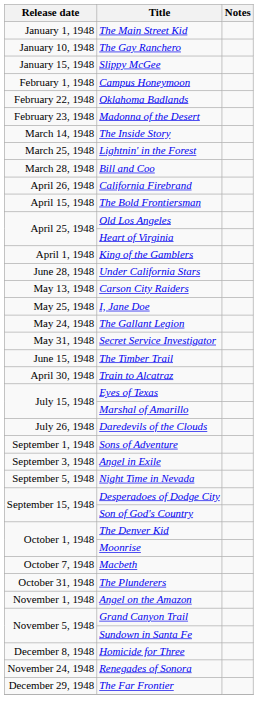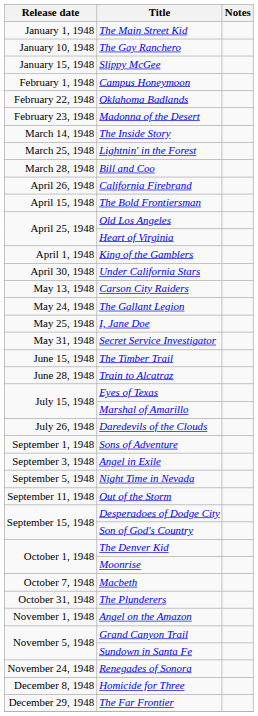(64, 271) June 28, 1948 -> (62, 271) April 30, 1948
rows swapped: (142, 323) <-> (124, 306)
(62, 375) April 30, 1948 -> (64, 375) June 28, 1948
+ row: (135, 496)
rows swapped: (145, 668) <-> (142, 651)
